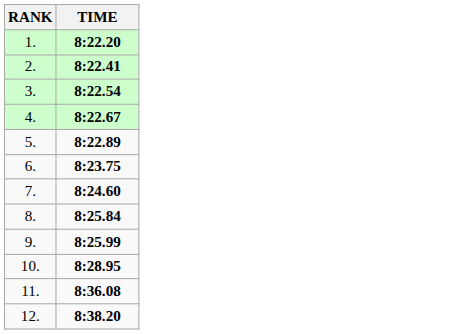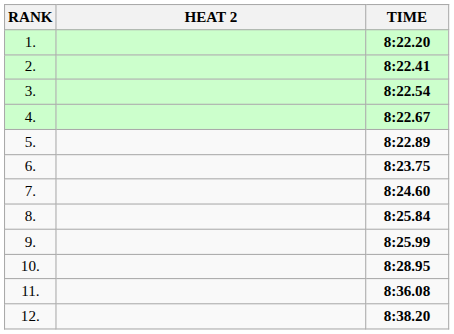+ column: (211, 17)
